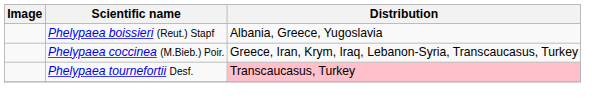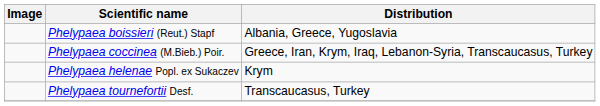+ row: (143, 71)
(293, 71) pink background -> (307, 91) no background
